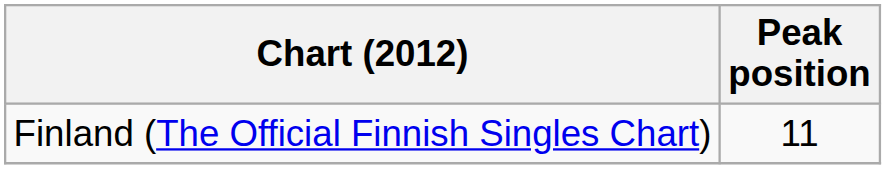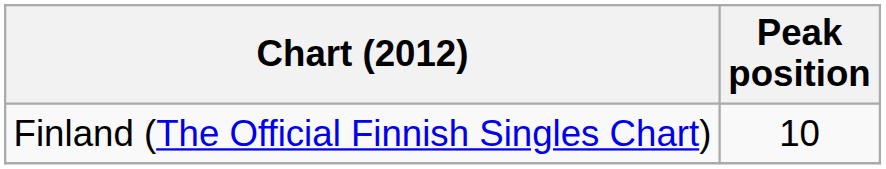(800, 132) 11 -> (800, 132) 10
